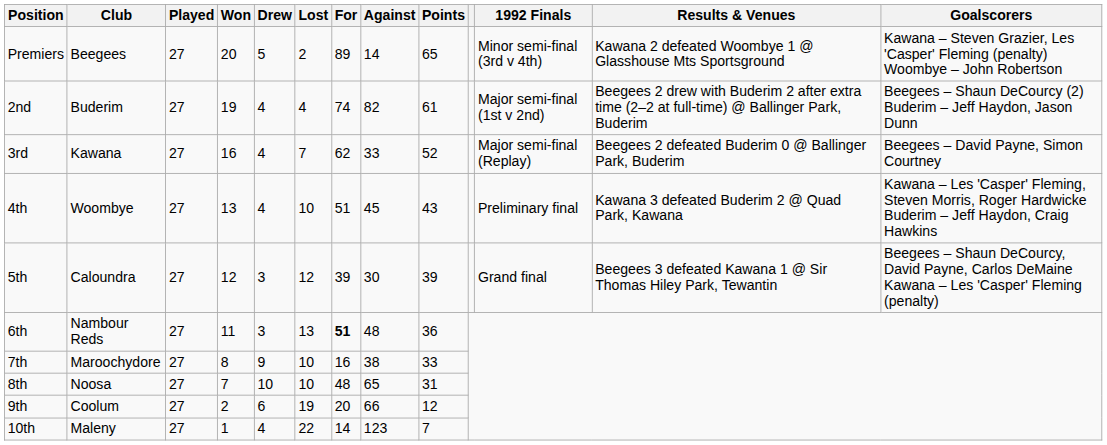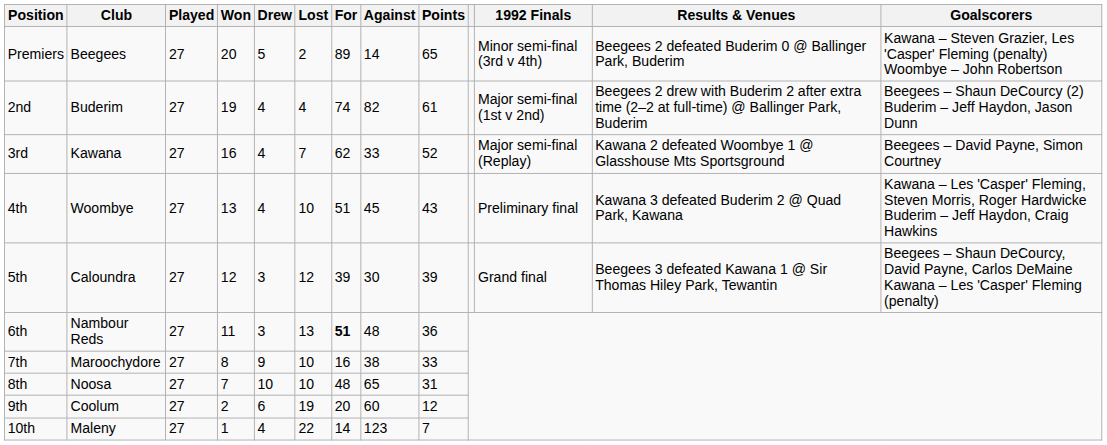(704, 53) Kawana 2 defeated Woombye 1 @ Glasshouse Mts Sportsground -> (731, 53) Beegees 2 defeated Buderim 0 @ Ballinger Park, Buderim
(731, 153) Beegees 2 defeated Buderim 0 @ Ballinger Park, Buderim -> (704, 153) Kawana 2 defeated Woombye 1 @ Glasshouse Mts Sportsground
(372, 406) 66 -> (372, 406) 60
